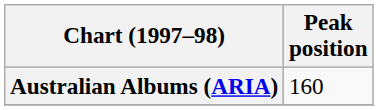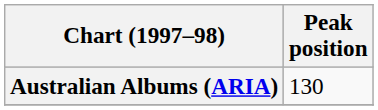(306, 85) 160 -> (306, 85) 130
